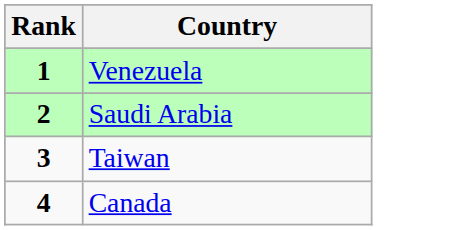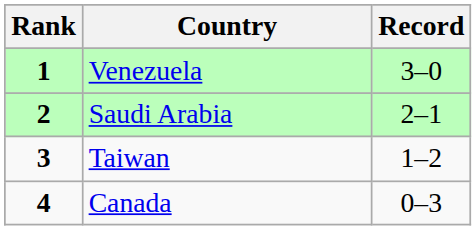+ column: (421, 26)
